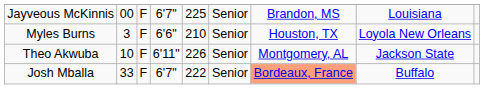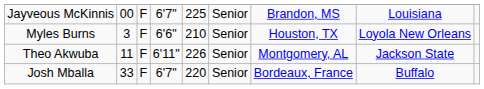(127, 53) 10 -> (127, 53) 11
(196, 73) 222 -> (196, 73) 220
(303, 73) lightsalmon background -> (303, 73) no background
